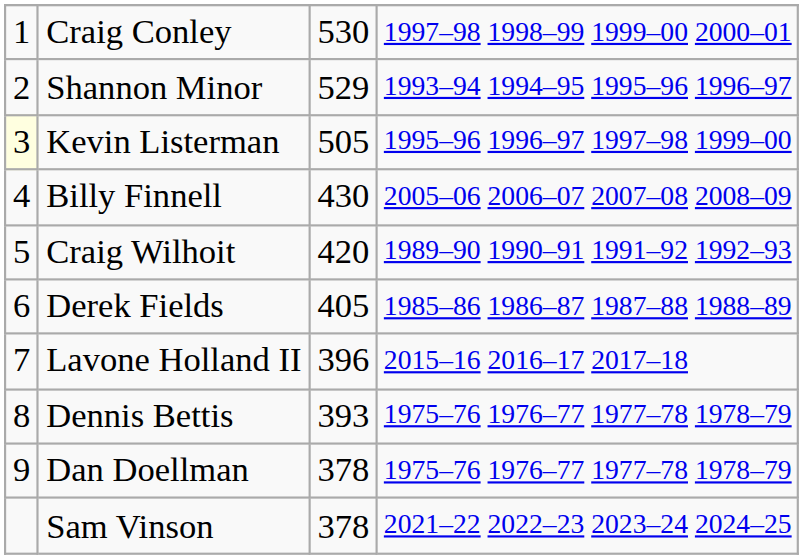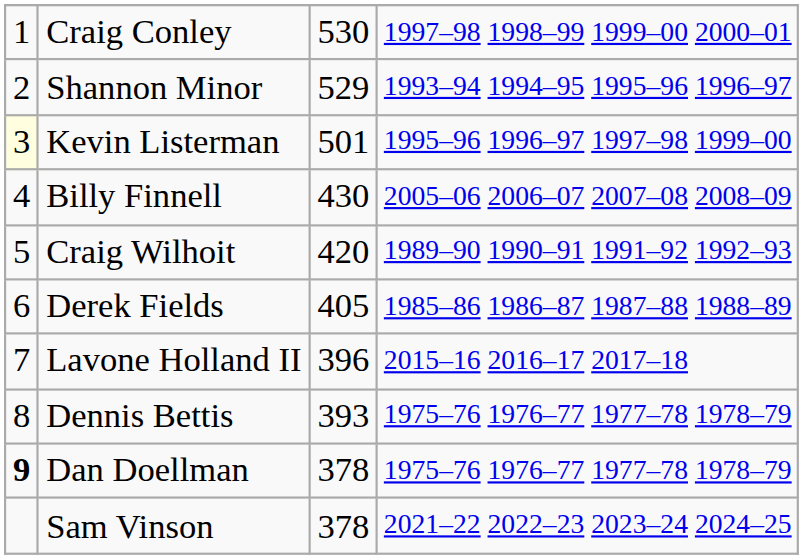(343, 141) 505 -> (343, 141) 501
(22, 470) normal -> (22, 470) bold
